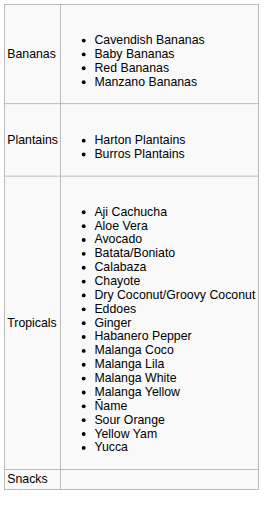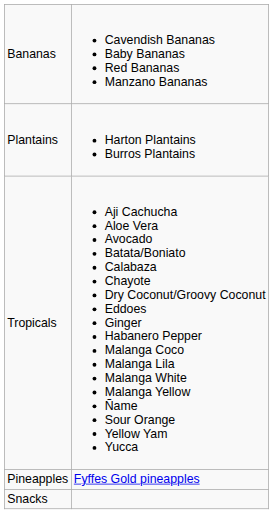+ row: (38, 479)
